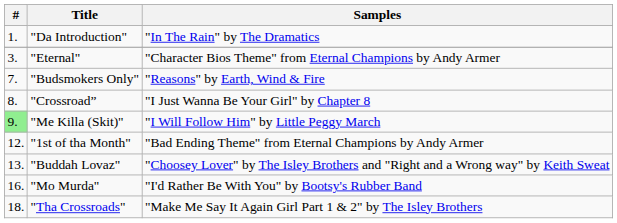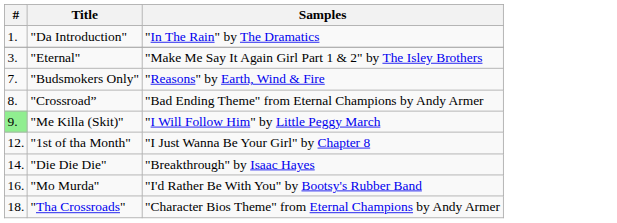(323, 57) "Character Bios Theme" from Eternal Champions by Andy Armer -> (314, 57) "Make Me Say It Again Girl Part 1 & 2" by The Isley Brothers
(258, 100) "I Just Wanna Be Your Girl" by Chapter 8 -> (314, 100) "Bad Ending Theme" from Eternal Champions by Andy Armer
(314, 143) "Bad Ending Theme" from Eternal Champions by Andy Armer -> (258, 143) "I Just Wanna Be Your Girl" by Chapter 8
- row: (75, 164)
+ row: (68, 164)
(314, 206) "Make Me Say It Again Girl Part 1 & 2" by The Isley Brothers -> (323, 206) "Character Bios Theme" from Eternal Champions by Andy Armer
